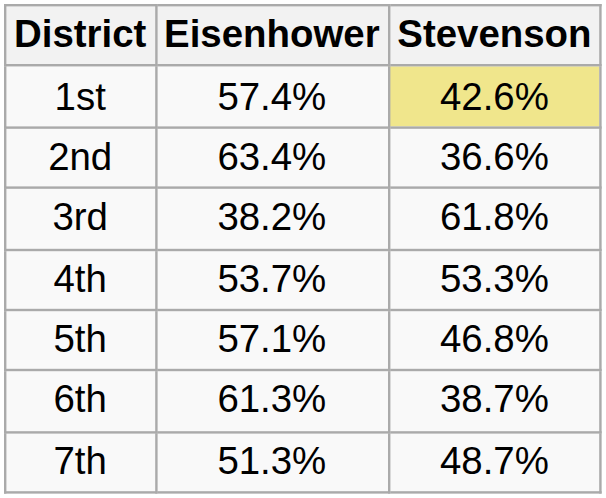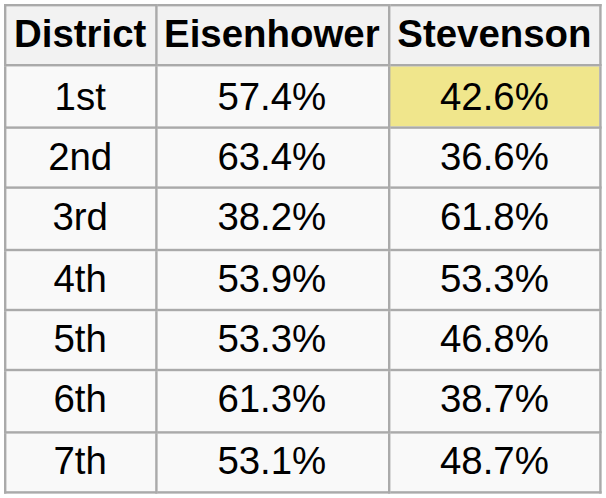(272, 278) 53.7% -> (272, 278) 53.9%
(272, 339) 57.1% -> (272, 339) 53.3%
(272, 461) 51.3% -> (272, 461) 53.1%
